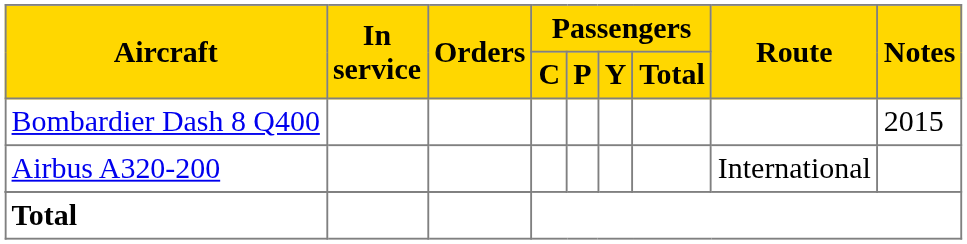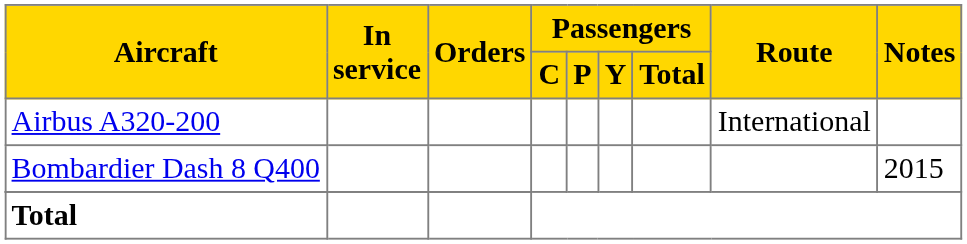rows swapped: (116, 168) <-> (166, 121)
